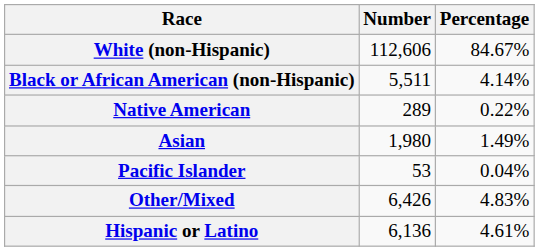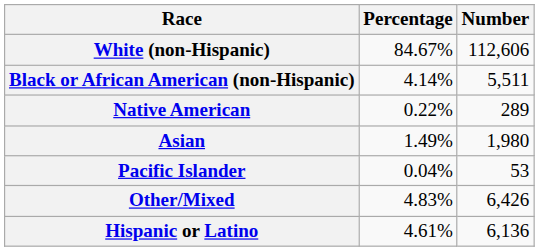columns swapped: (397, 19) <-> (485, 19)
